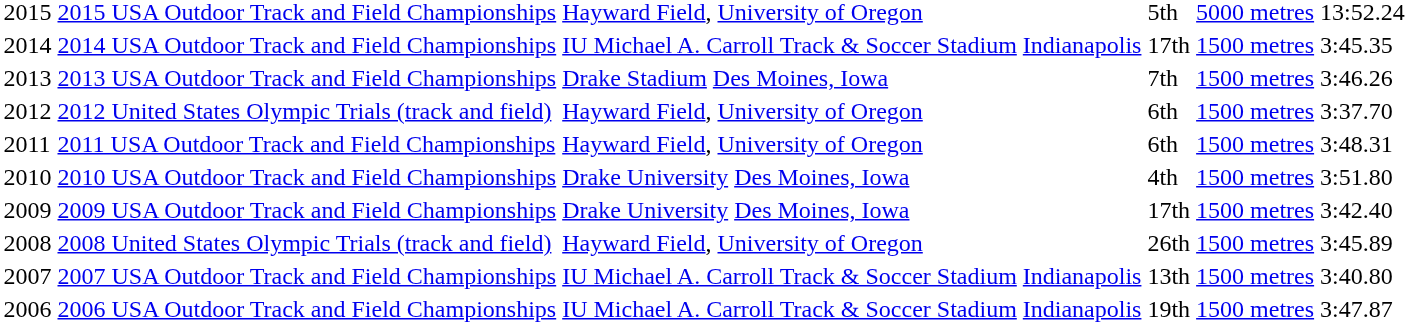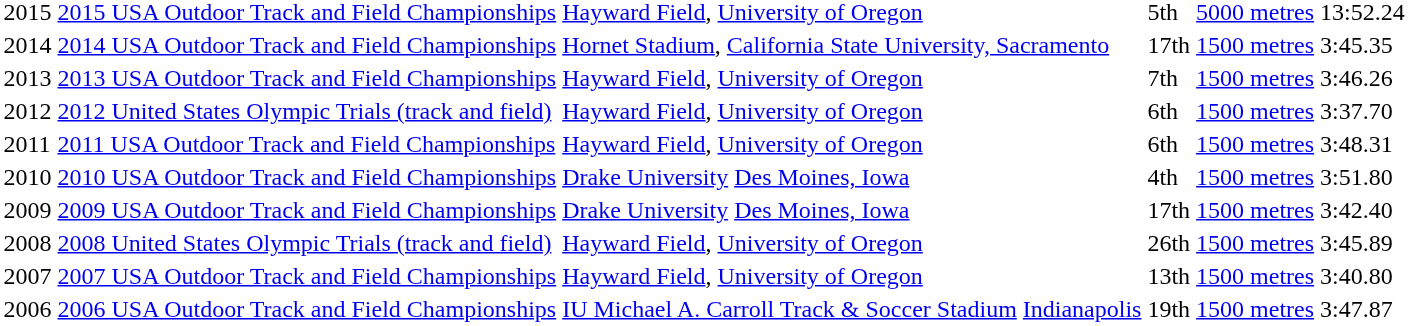(852, 44) IU Michael A. Carroll Track & Soccer Stadium Indianapolis -> (836, 44) Hornet Stadium, California State University, Sacramento
(725, 77) Drake Stadium Des Moines, Iowa -> (742, 77) Hayward Field, University of Oregon
(852, 275) IU Michael A. Carroll Track & Soccer Stadium Indianapolis -> (742, 275) Hayward Field, University of Oregon
